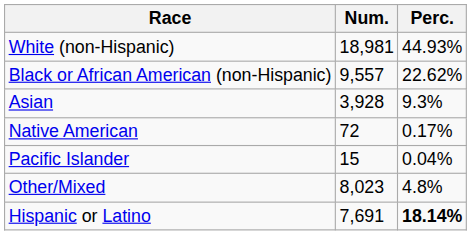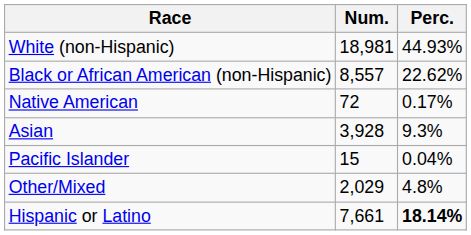(362, 74) 9,557 -> (362, 74) 8,557
rows swapped: (73, 131) <-> (31, 103)
(362, 187) 8,023 -> (362, 187) 2,029
(362, 215) 7,691 -> (362, 215) 7,661
